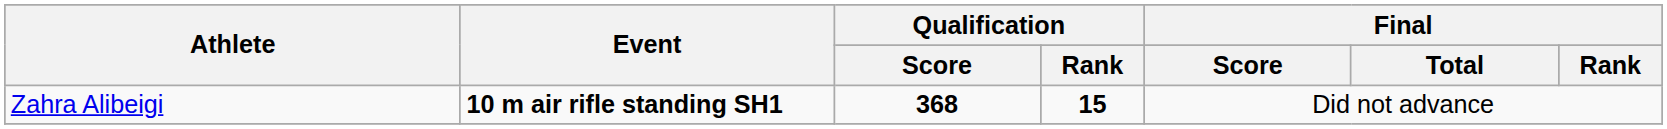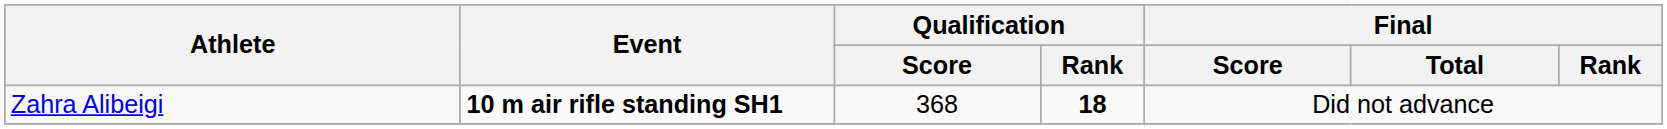(937, 105) bold -> (937, 105) normal
(1092, 105) 15 -> (1092, 105) 18
